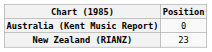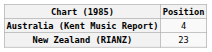(184, 26) 0 -> (184, 26) 4
